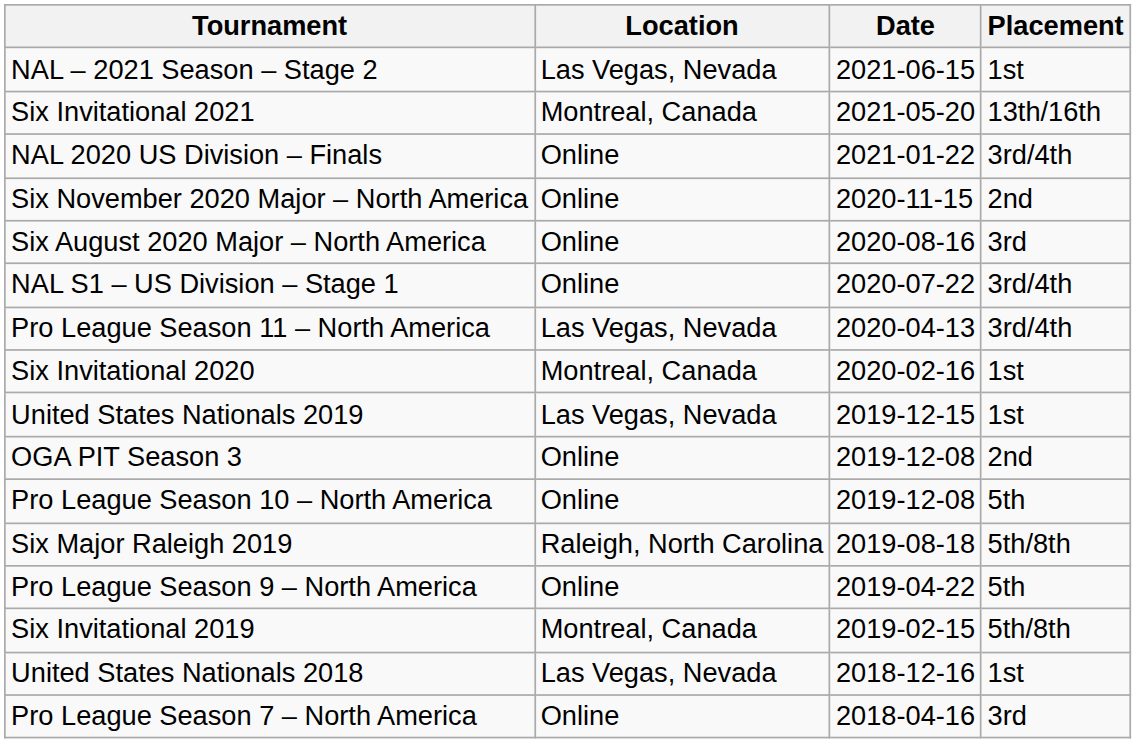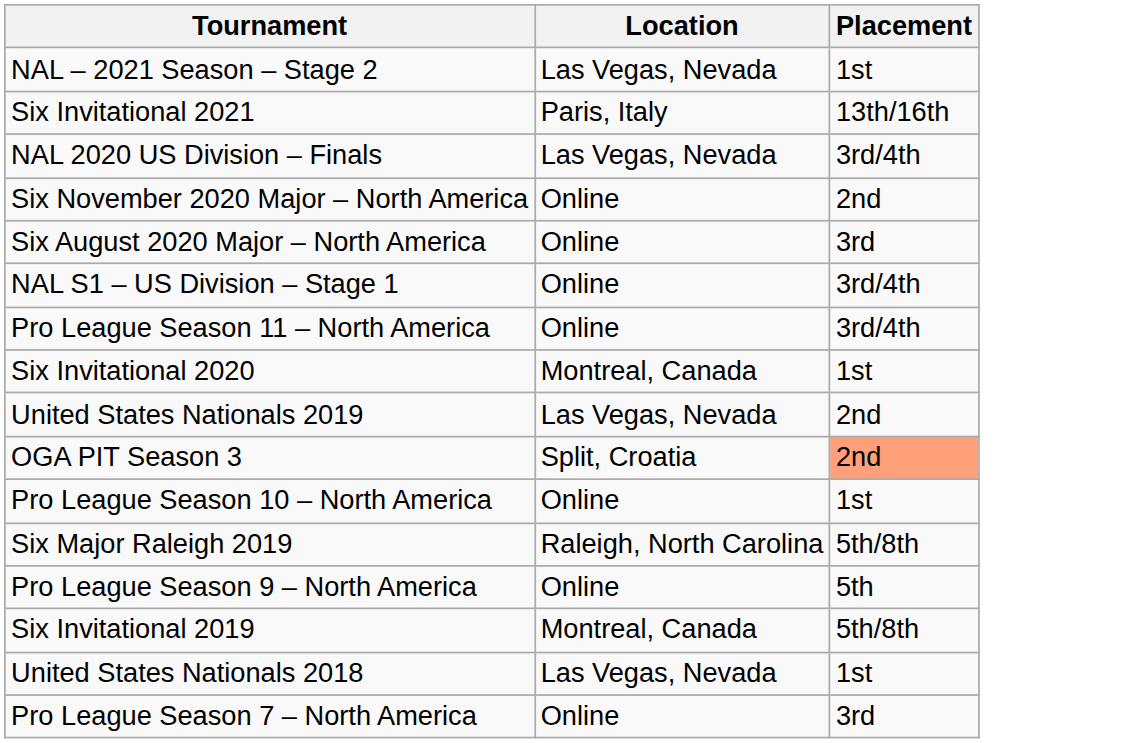- column: (906, 26)
(649, 112) Montreal, Canada -> (604, 112) Paris, Italy
(580, 155) Online -> (659, 155) Las Vegas, Nevada
(659, 328) Las Vegas, Nevada -> (580, 328) Online
(1006, 414) 1st -> (859, 414) 2nd
(580, 457) Online -> (619, 457) Split, Croatia
(1010, 457) no background -> (859, 457) lightsalmon background
(1007, 500) 5th -> (854, 500) 1st
